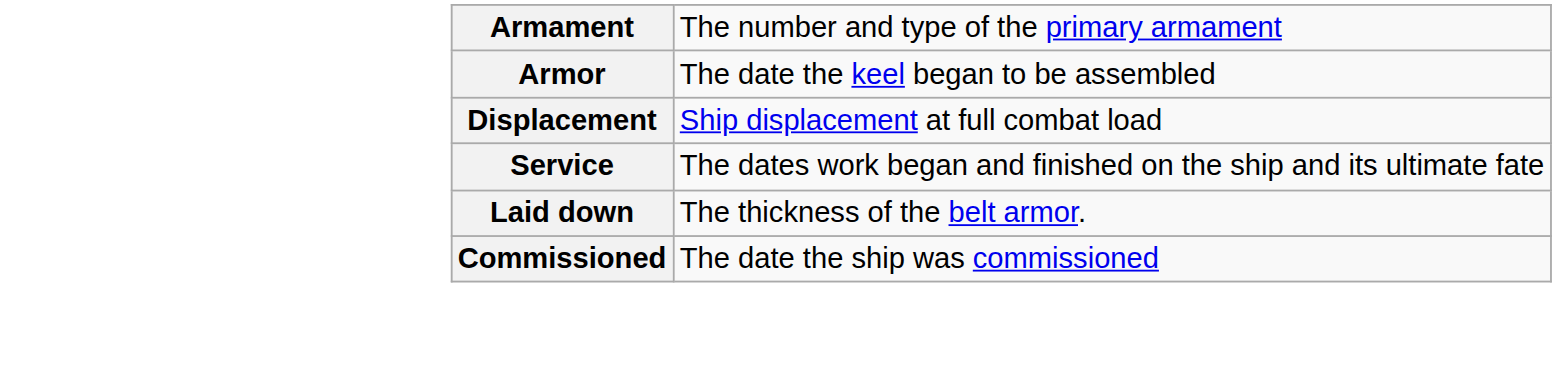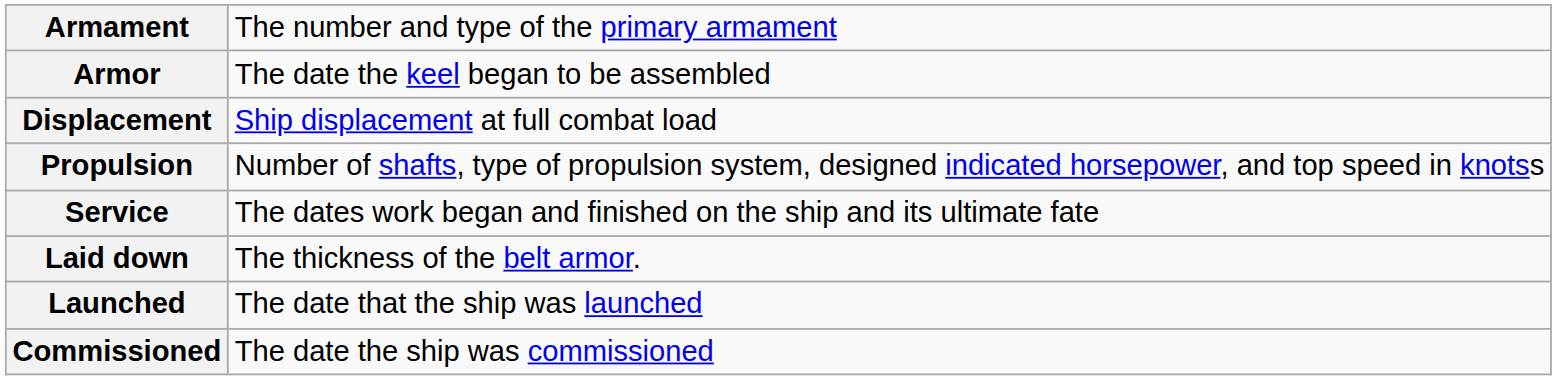+ row: (117, 166)
+ row: (117, 304)
